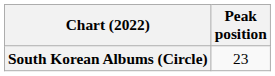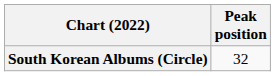(241, 58) 23 -> (241, 58) 32
